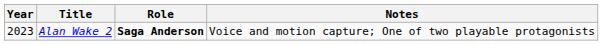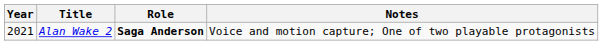(20, 31) 2023 -> (20, 31) 2021
